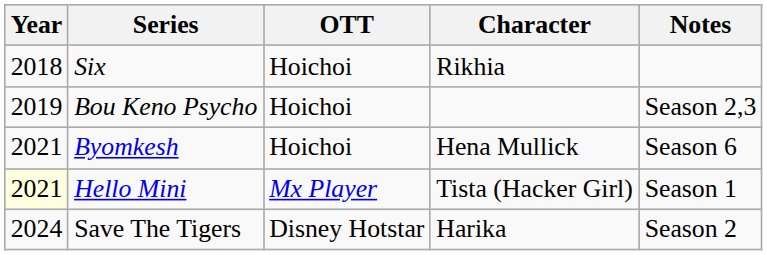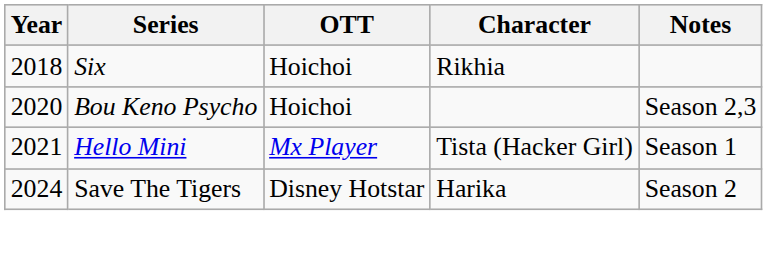(37, 106) 2019 -> (37, 106) 2020
- row: (126, 147)
(37, 188) lightyellow background -> (37, 147) no background
